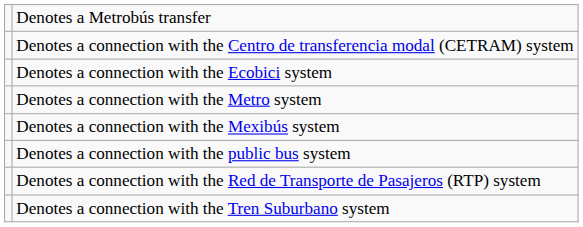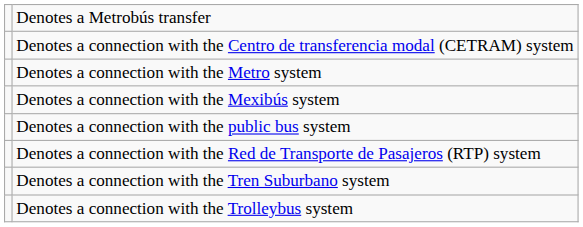- row: (174, 72)
+ row: (185, 208)
